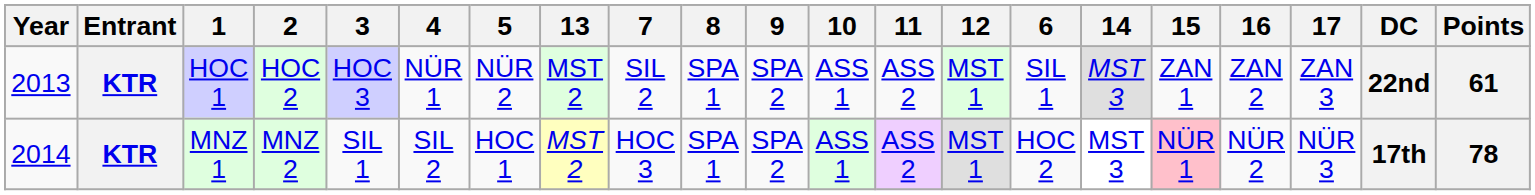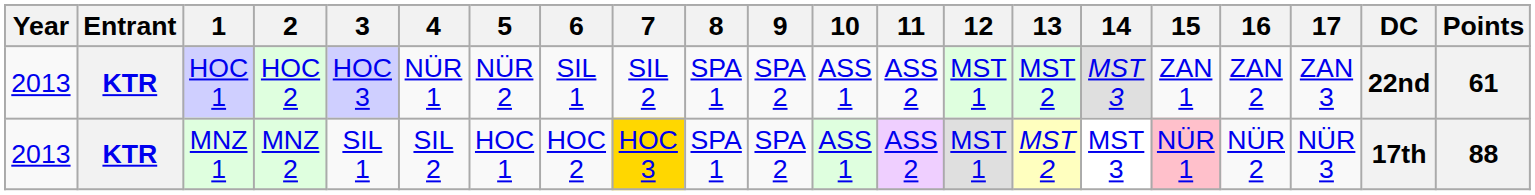columns swapped: (1046, 26) <-> (575, 26)
(41, 154) 2014 -> (41, 154) 2013
(645, 154) no background -> (648, 154) gold background
(1483, 154) 78 -> (1483, 154) 88
